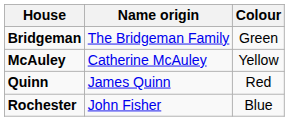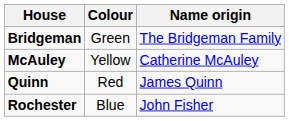columns swapped: (259, 15) <-> (159, 15)
